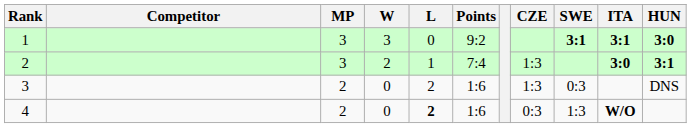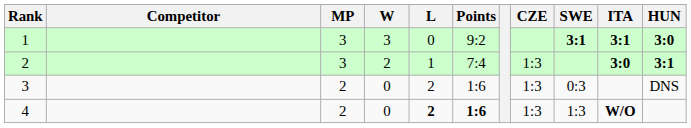(476, 110) normal -> (476, 110) bold
(532, 110) 0:3 -> (532, 110) 1:3
